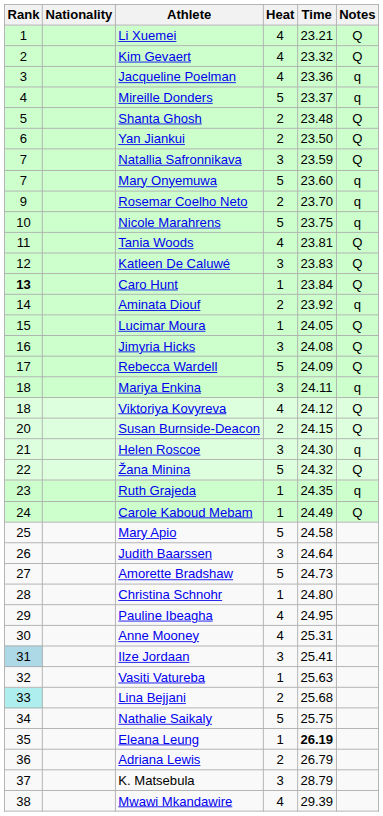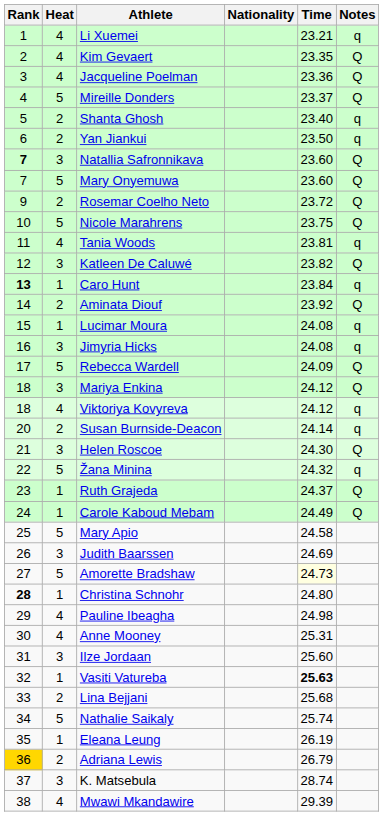columns swapped: (280, 15) <-> (79, 15)
(357, 36) Q -> (357, 36) q
(317, 56) 23.32 -> (317, 56) 23.35
(357, 77) q -> (357, 77) Q
(357, 98) q -> (357, 98) Q
(317, 118) 23.48 -> (317, 118) 23.40
(357, 118) Q -> (357, 118) q
(357, 139) Q -> (357, 139) q
(23, 160) normal -> (23, 160) bold
(317, 160) 23.59 -> (317, 160) 23.60
(357, 181) q -> (357, 181) Q
(317, 201) 23.70 -> (317, 201) 23.72
(357, 201) q -> (357, 201) Q
(357, 222) q -> (357, 222) Q
(357, 243) Q -> (357, 243) q
(317, 263) 23.83 -> (317, 263) 23.82
(357, 284) Q -> (357, 284) q
(357, 305) q -> (357, 305) Q
(317, 325) 24.05 -> (317, 325) 24.08
(357, 325) Q -> (357, 325) q
(357, 346) Q -> (357, 346) q
(317, 387) 24.11 -> (317, 387) 24.12
(357, 387) q -> (357, 387) Q
(357, 408) Q -> (357, 408) q
(317, 429) 24.15 -> (317, 429) 24.14
(357, 429) Q -> (357, 429) q
(357, 450) q -> (357, 450) Q
(357, 470) Q -> (357, 470) q
(317, 491) 24.35 -> (317, 491) 24.37
(357, 491) q -> (357, 491) Q
(317, 553) 24.64 -> (317, 553) 24.69
(317, 574) no background -> (317, 574) lightyellow background
(23, 594) normal -> (23, 594) bold
(317, 615) 24.95 -> (317, 615) 24.98
(23, 656) lightblue background -> (23, 656) no background
(317, 656) 25.41 -> (317, 656) 25.60
(317, 677) normal -> (317, 677) bold
(23, 698) paleturquoise background -> (23, 698) no background
(317, 719) 25.75 -> (317, 719) 25.74
(317, 739) bold -> (317, 739) normal
(23, 760) no background -> (23, 760) gold background
(317, 781) 28.79 -> (317, 781) 28.74
